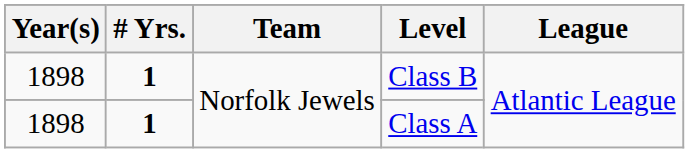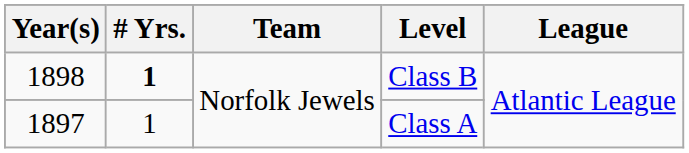(56, 123) 1898 -> (56, 123) 1897
(150, 123) bold -> (150, 123) normal
